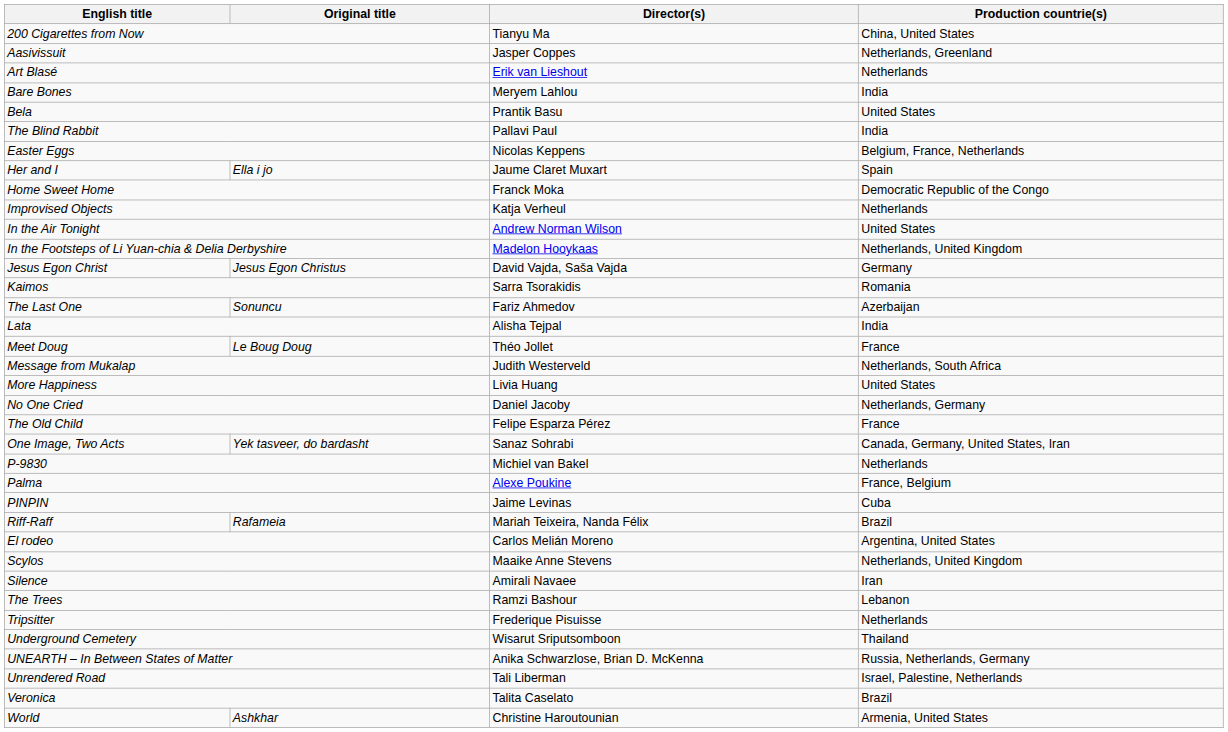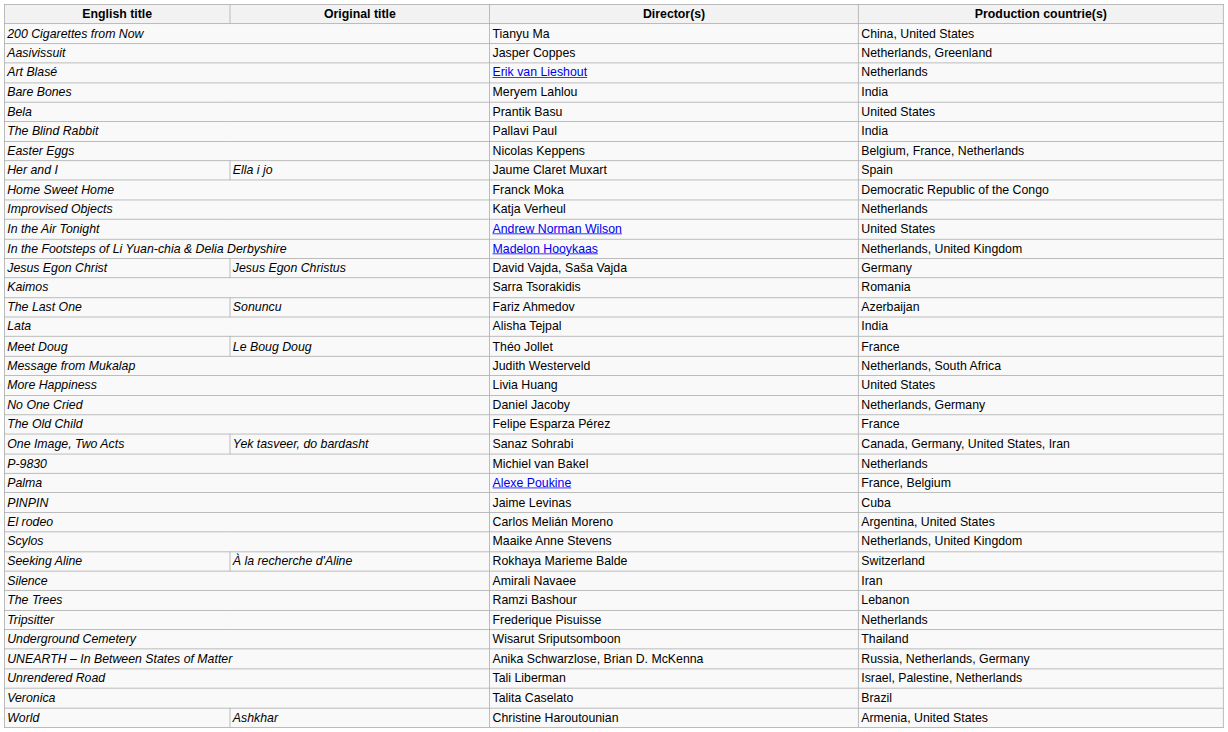- row: (30, 522)
+ row: (45, 561)
